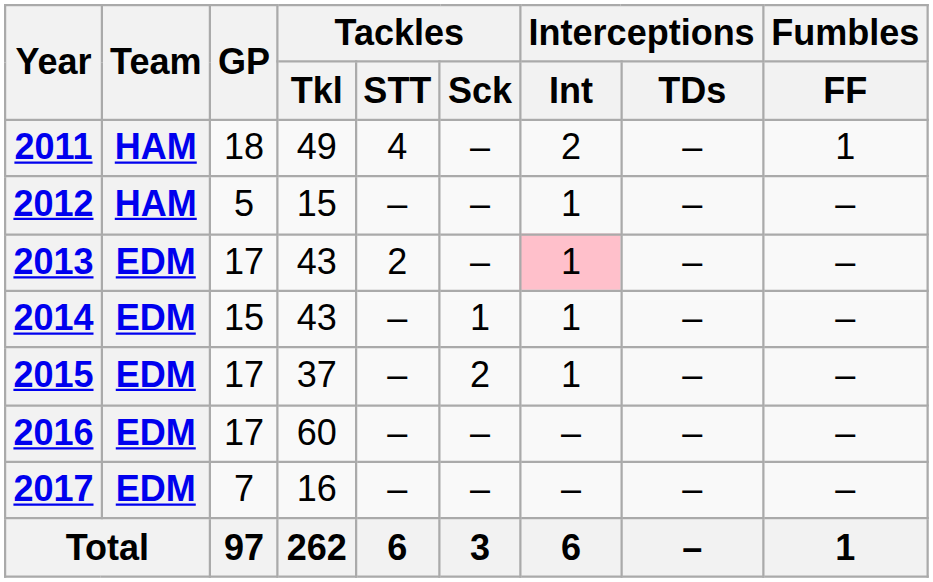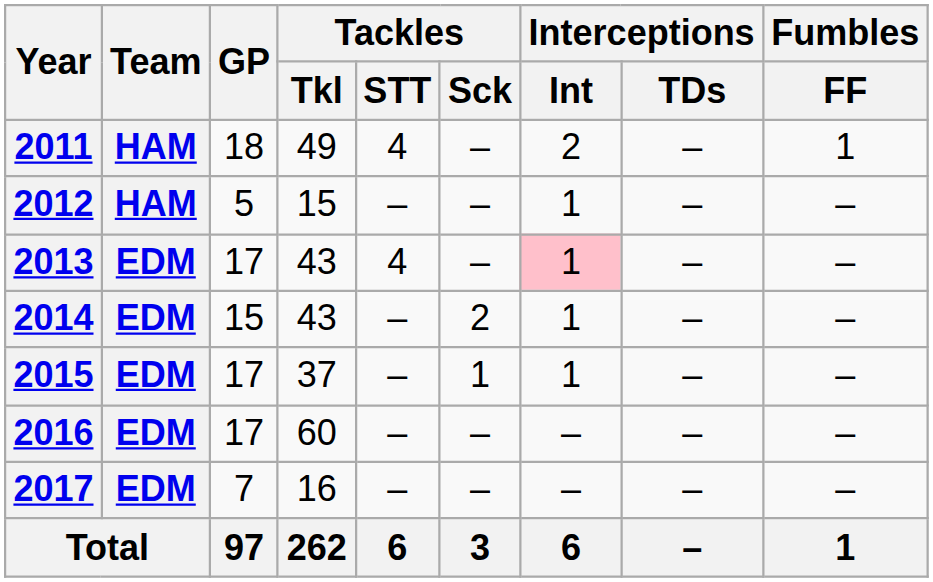(397, 261) 2 -> (397, 261) 4
(480, 318) 1 -> (480, 318) 2
(480, 375) 2 -> (480, 375) 1
